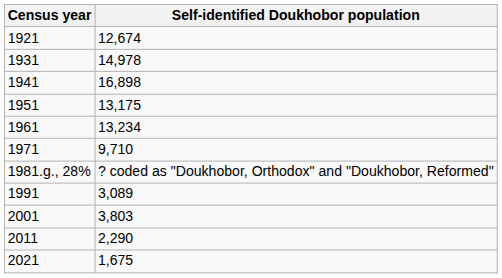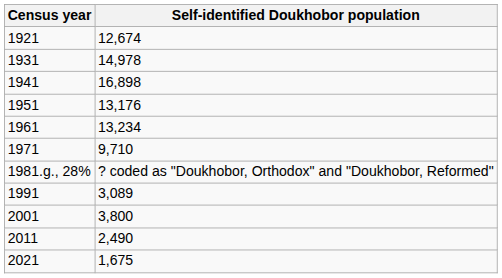(119, 104) 13,175 -> (119, 104) 13,176
(116, 216) 3,803 -> (116, 216) 3,800
(116, 238) 2,290 -> (116, 238) 2,490
